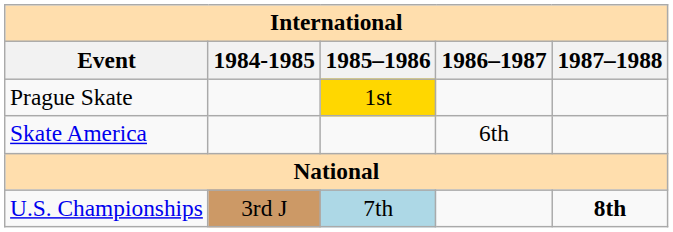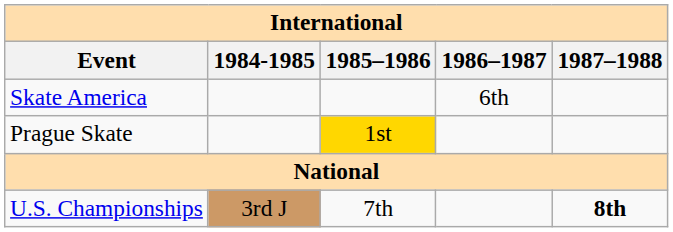rows swapped: (79, 134) <-> (71, 97)
(378, 208) lightblue background -> (378, 208) no background
